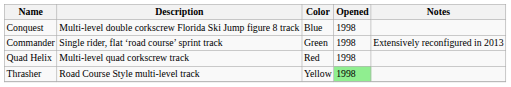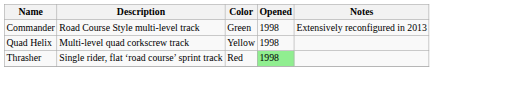- row: (25, 27)
(141, 43) Single rider, flat ‘road course’ sprint track -> (130, 27) Road Course Style multi-level track
(312, 58) Red -> (241, 43) Yellow
(130, 74) Road Course Style multi-level track -> (141, 58) Single rider, flat ‘road course’ sprint track
(318, 74) Yellow -> (235, 58) Red
